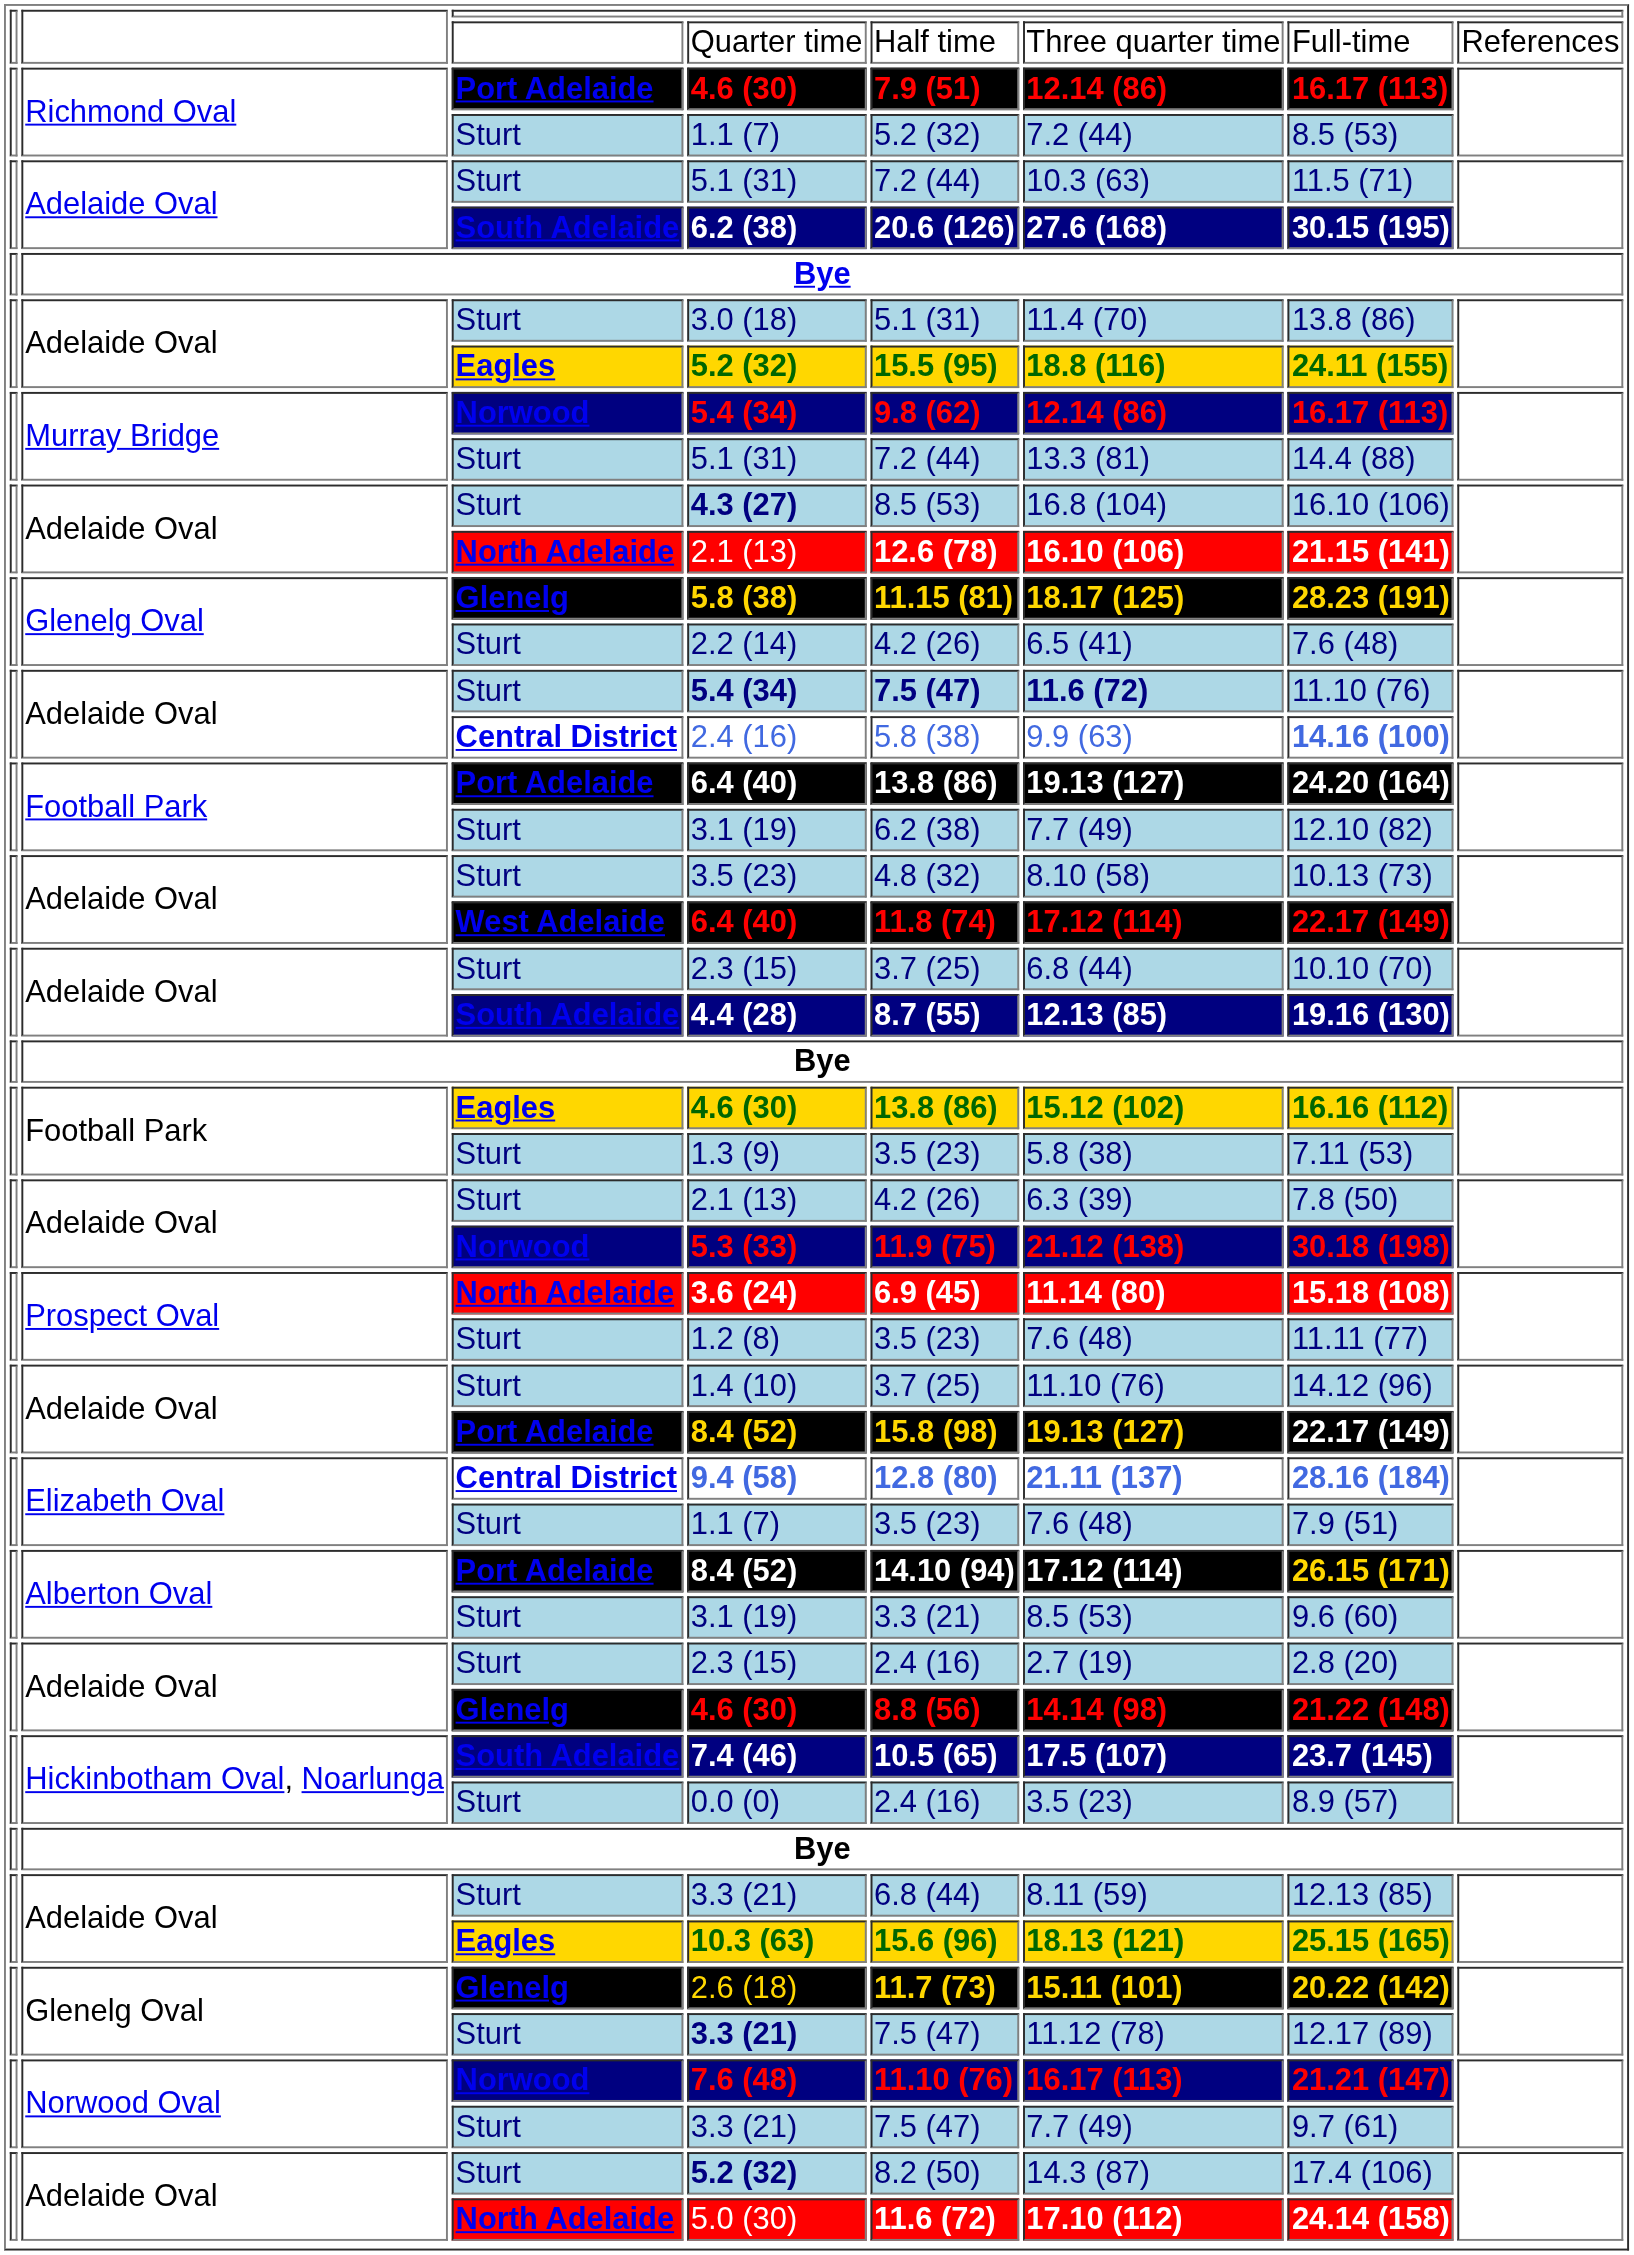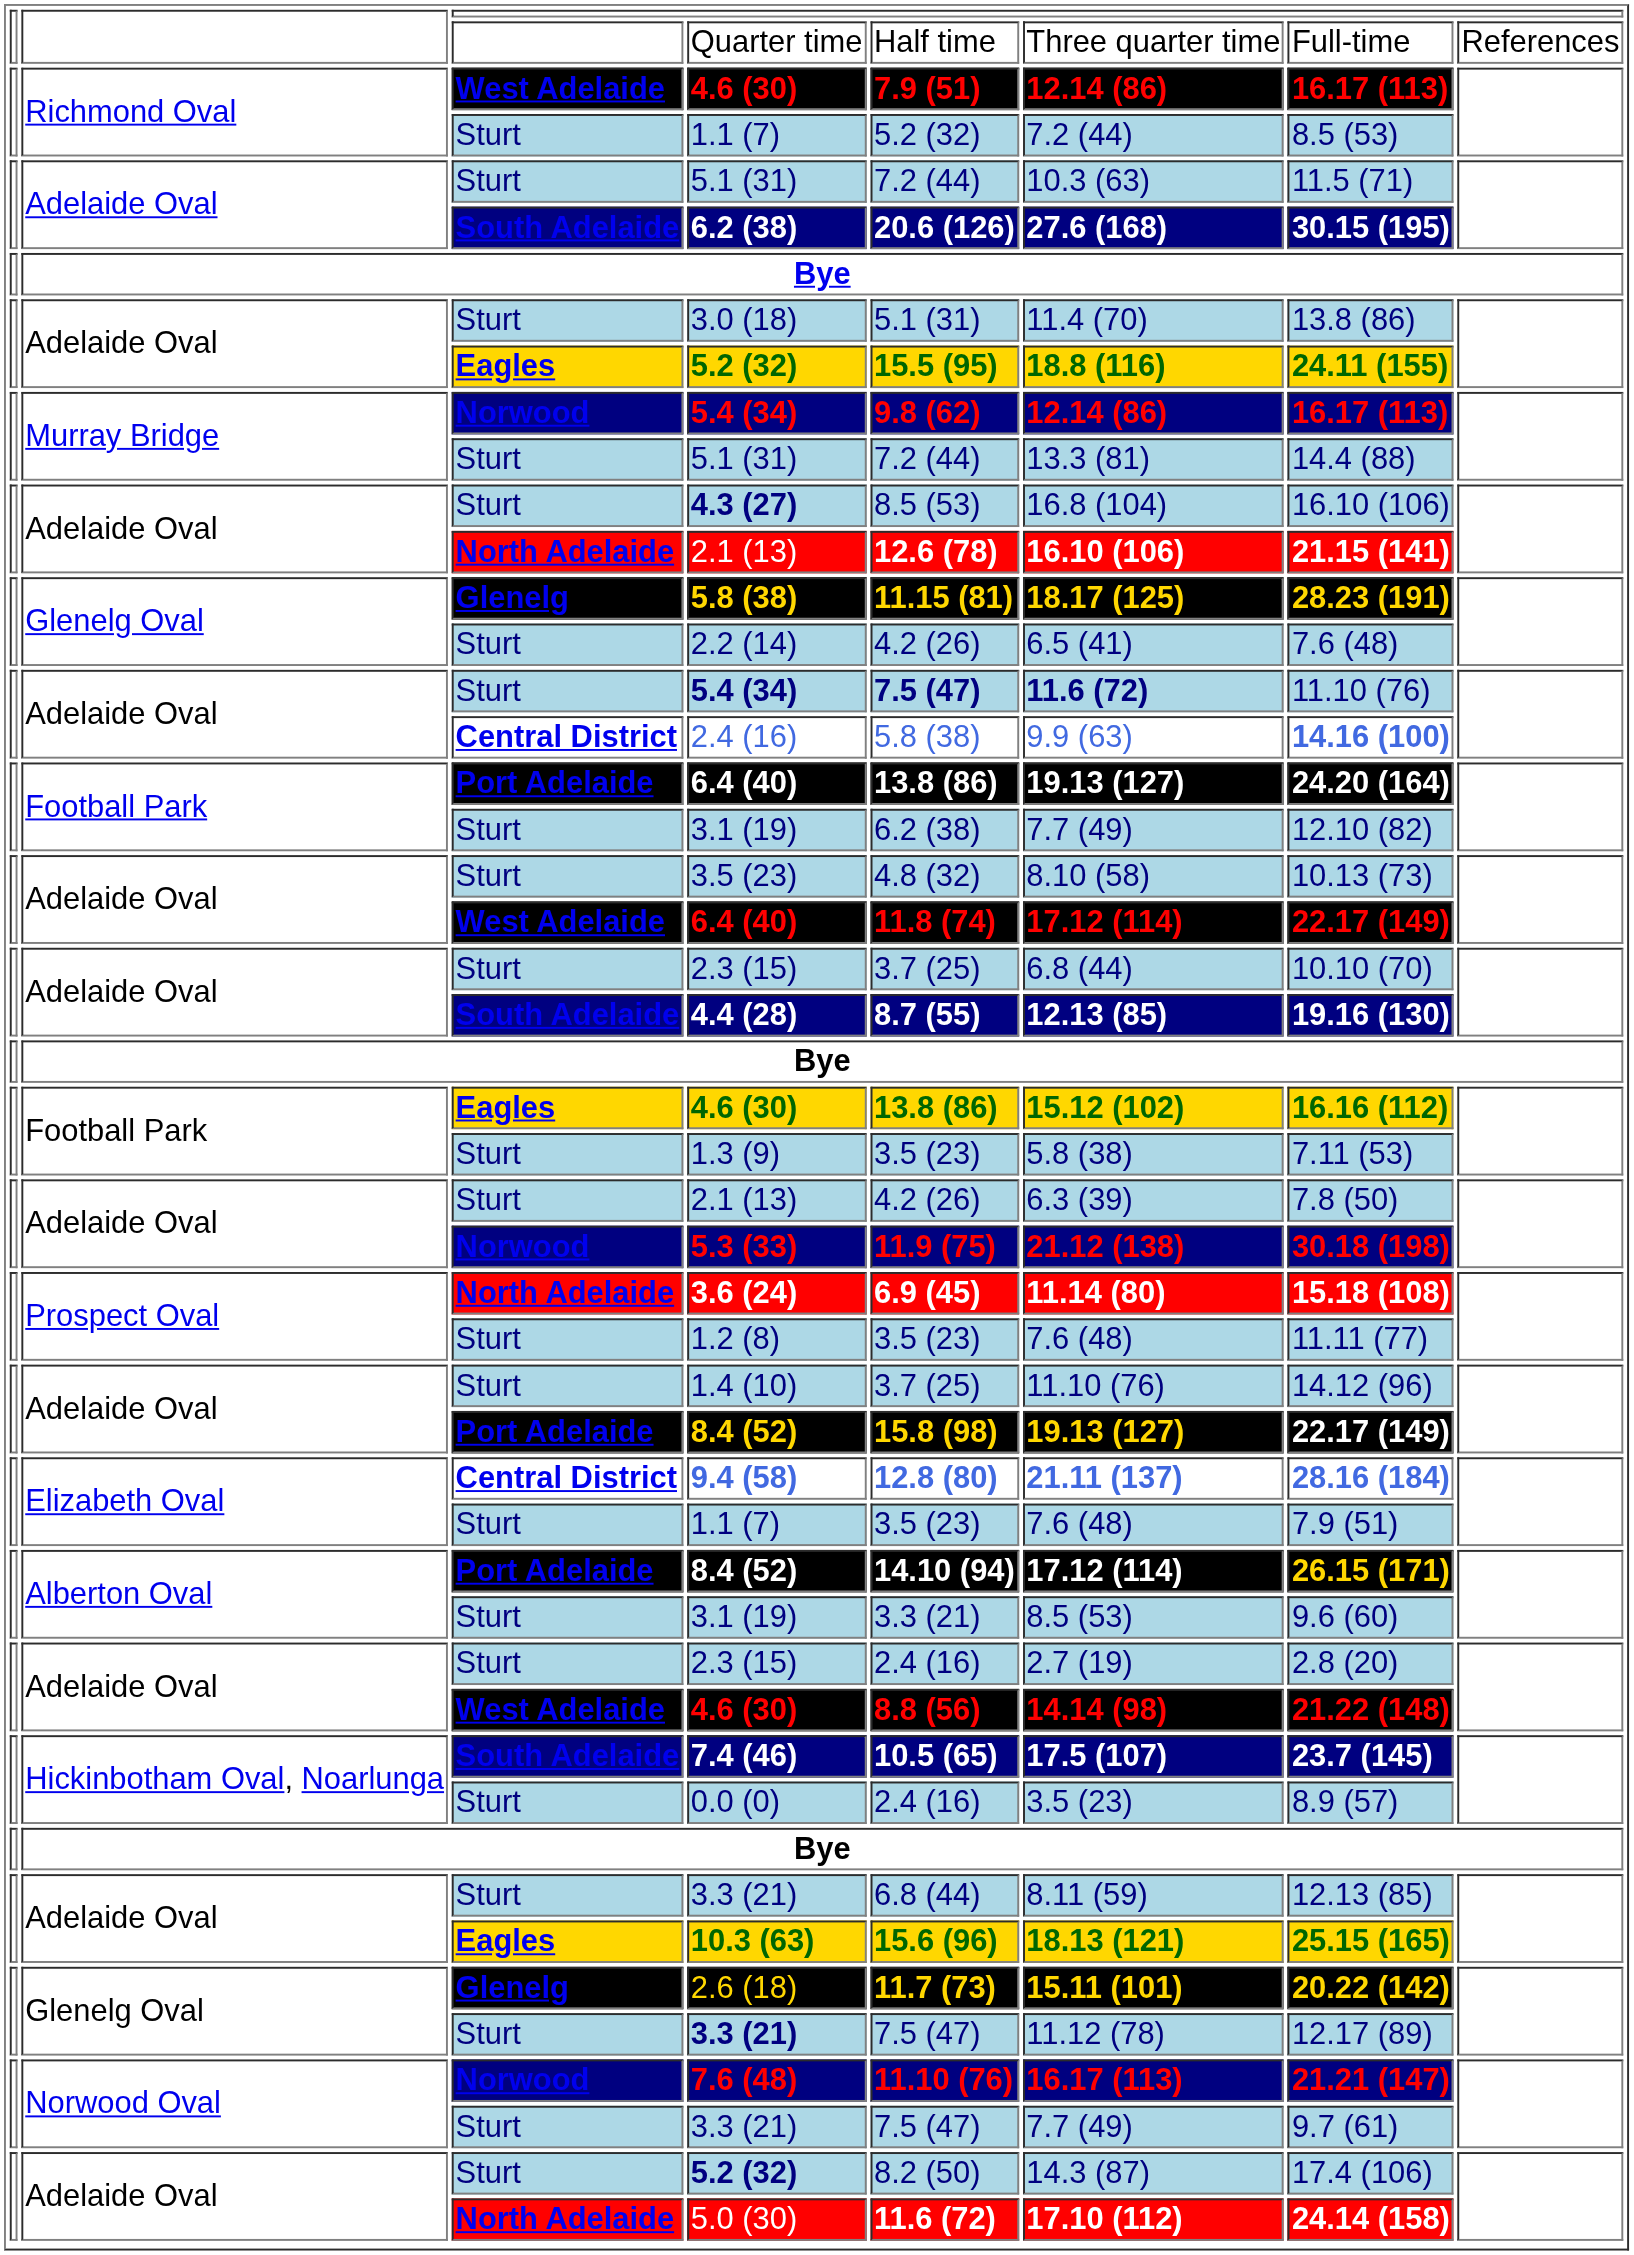(555, 88) Port Adelaide -> (560, 88) West Adelaide
(512, 1709) Glenelg -> (560, 1709) West Adelaide
